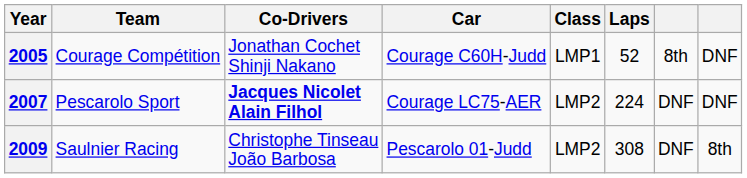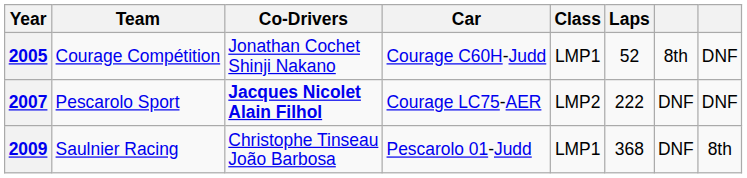(629, 103) 224 -> (629, 103) 222
(578, 150) LMP2 -> (578, 150) LMP1
(629, 150) 308 -> (629, 150) 368
